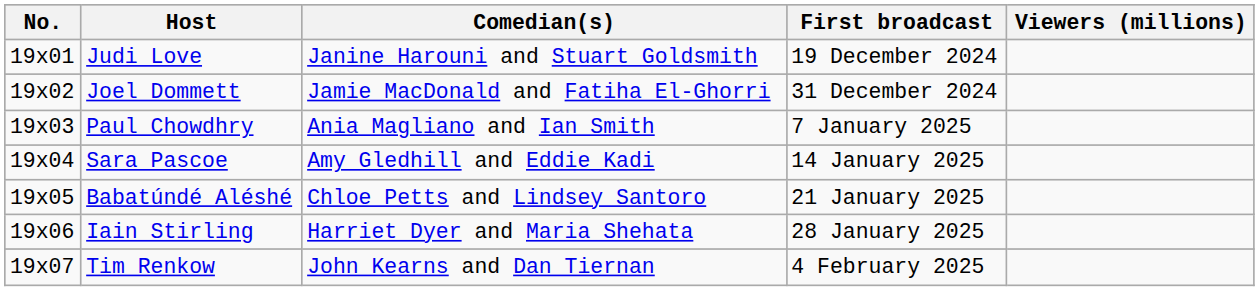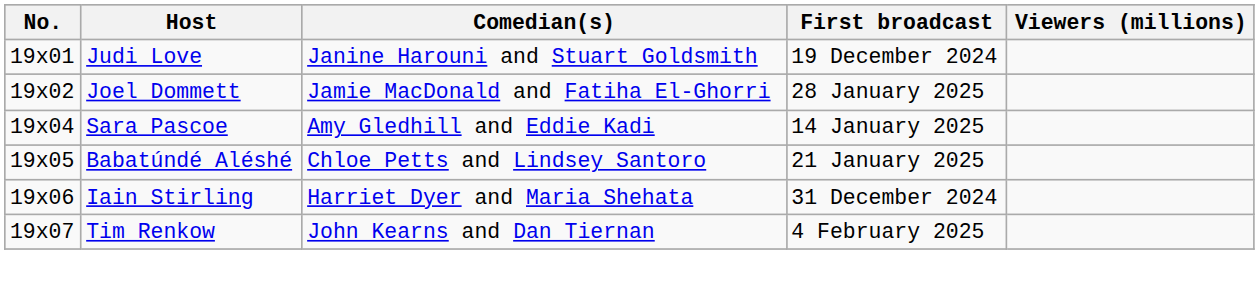(894, 92) 31 December 2024 -> (888, 92) 28 January 2025
- row: (170, 127)
(888, 232) 28 January 2025 -> (894, 197) 31 December 2024
